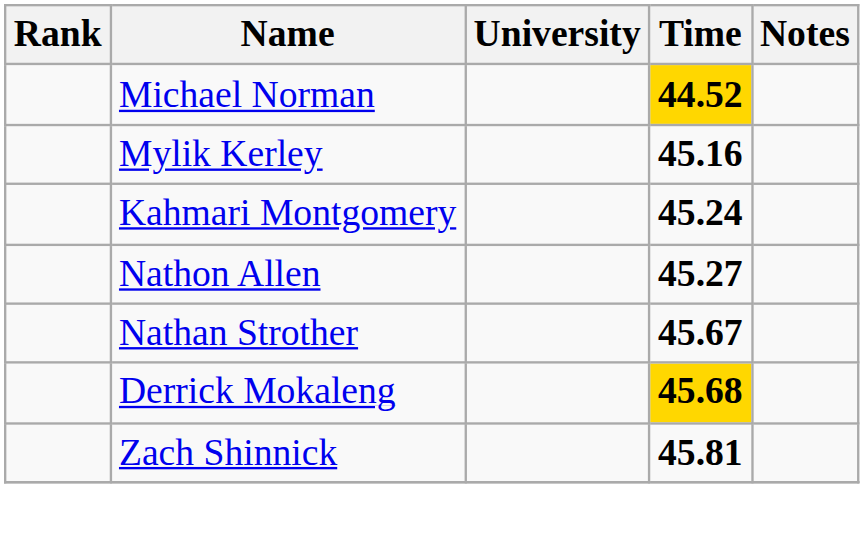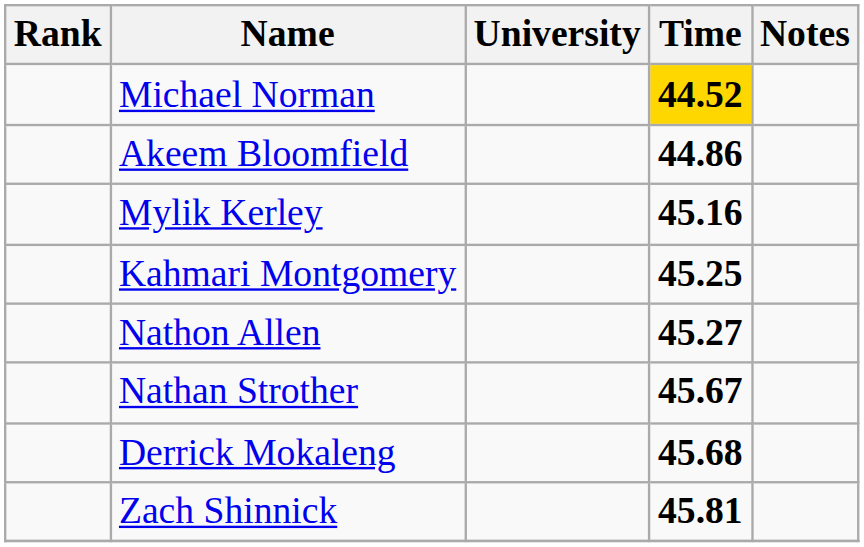+ row: (264, 153)
(700, 213) 45.24 -> (700, 272) 45.25
(700, 392) gold background -> (700, 451) no background
